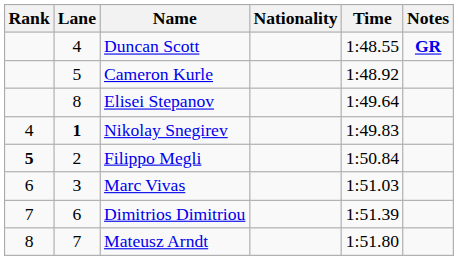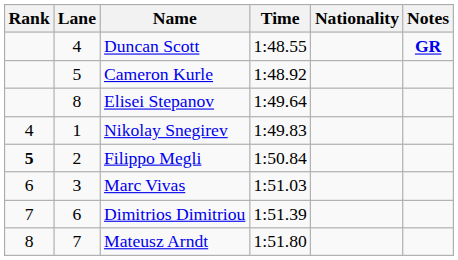columns swapped: (296, 18) <-> (372, 18)
(77, 130) bold -> (77, 130) normal
